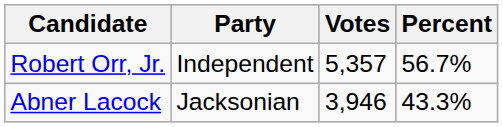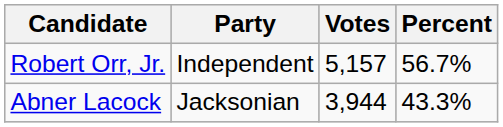(356, 63) 5,357 -> (356, 63) 5,157
(356, 102) 3,946 -> (356, 102) 3,944
